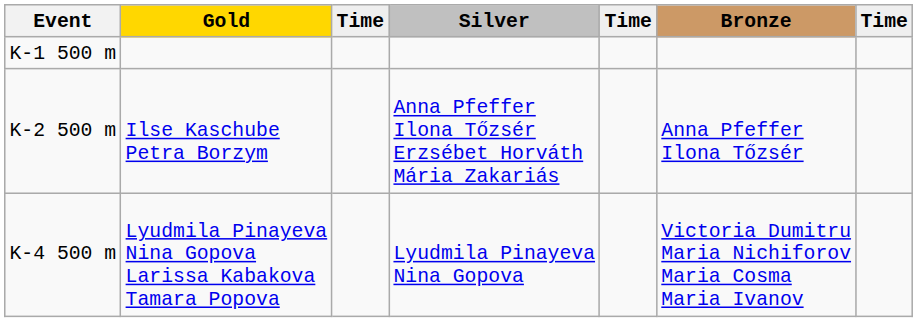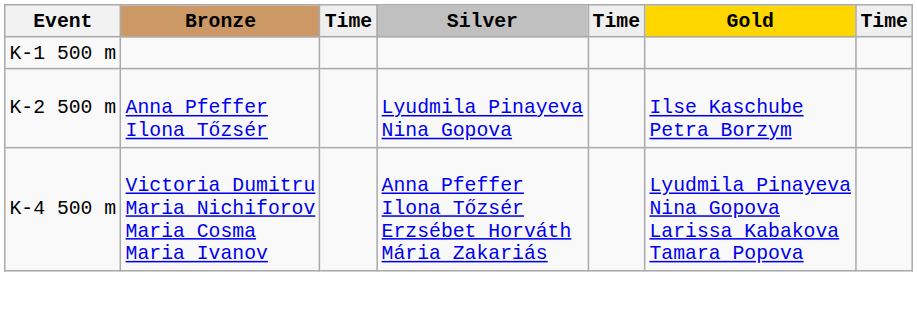columns swapped: (226, 21) <-> (756, 21)
(488, 142) Anna Pfeffer Ilona Tőzsér Erzsébet Horváth Mária Zakariás -> (482, 119) Lyudmila Pinayeva Nina Gopova
(494, 266) Lyudmila Pinayeva Nina Gopova -> (476, 220) Anna Pfeffer Ilona Tőzsér Erzsébet Horváth Mária Zakariás
